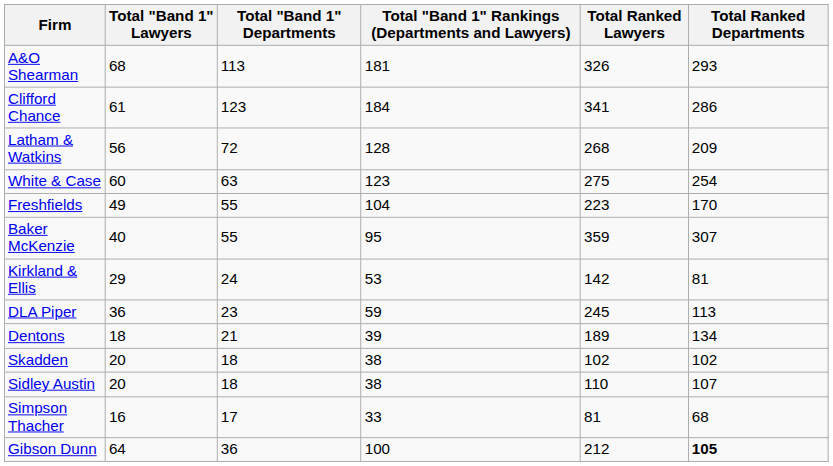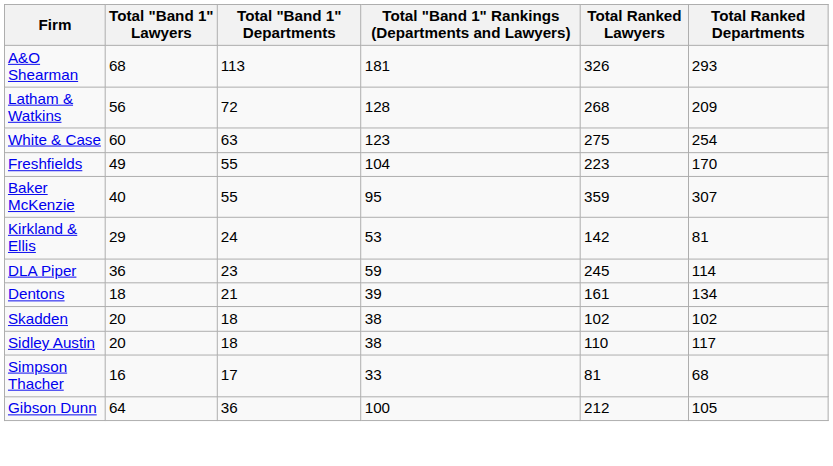- row: (34, 107)
(704, 312) 113 -> (704, 270) 114
(597, 336) 189 -> (597, 294) 161
(704, 384) 107 -> (704, 343) 117
(704, 449) bold -> (704, 408) normal
